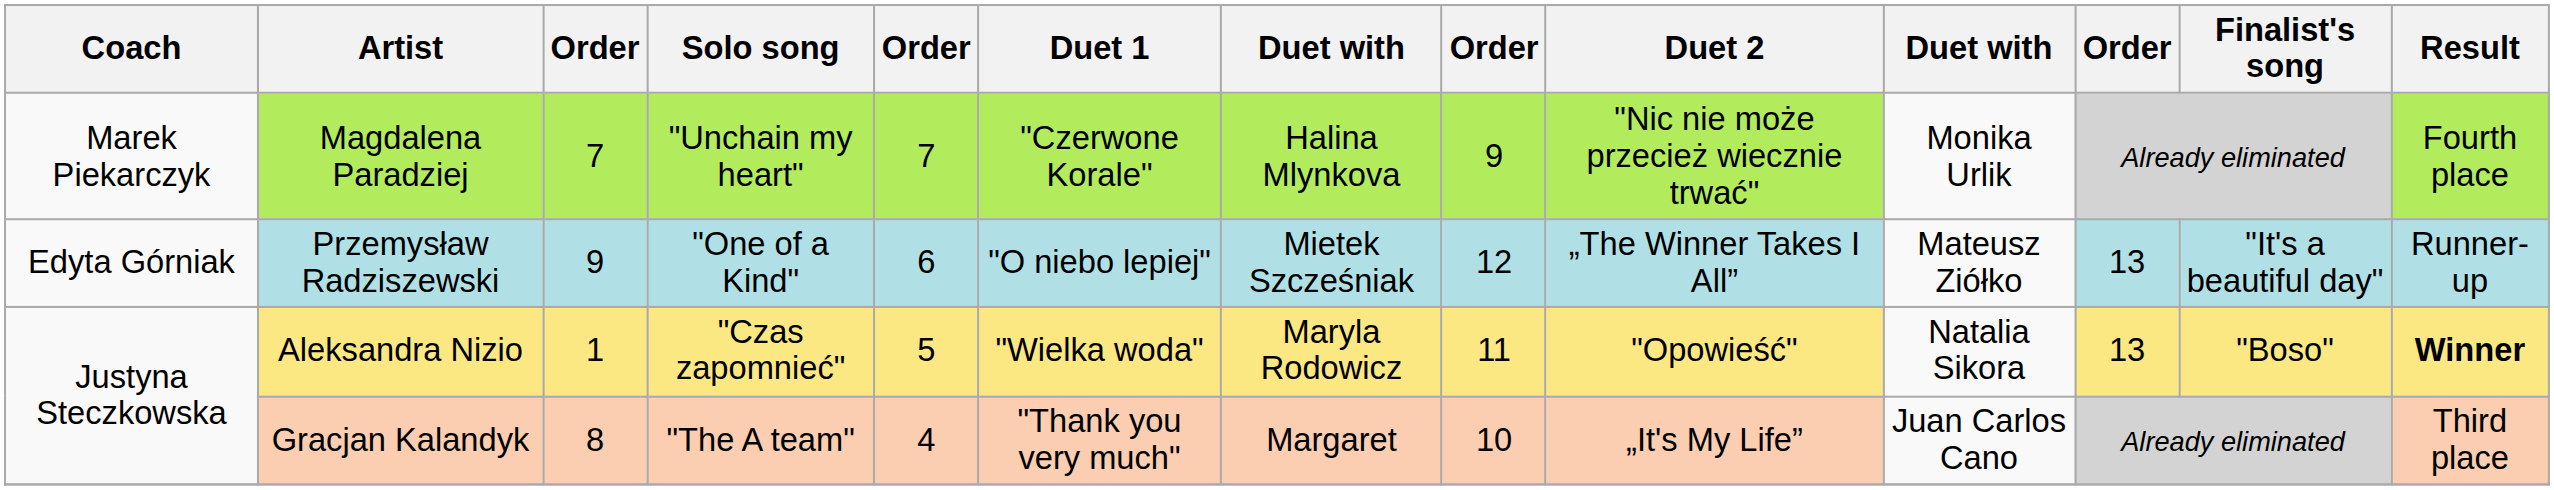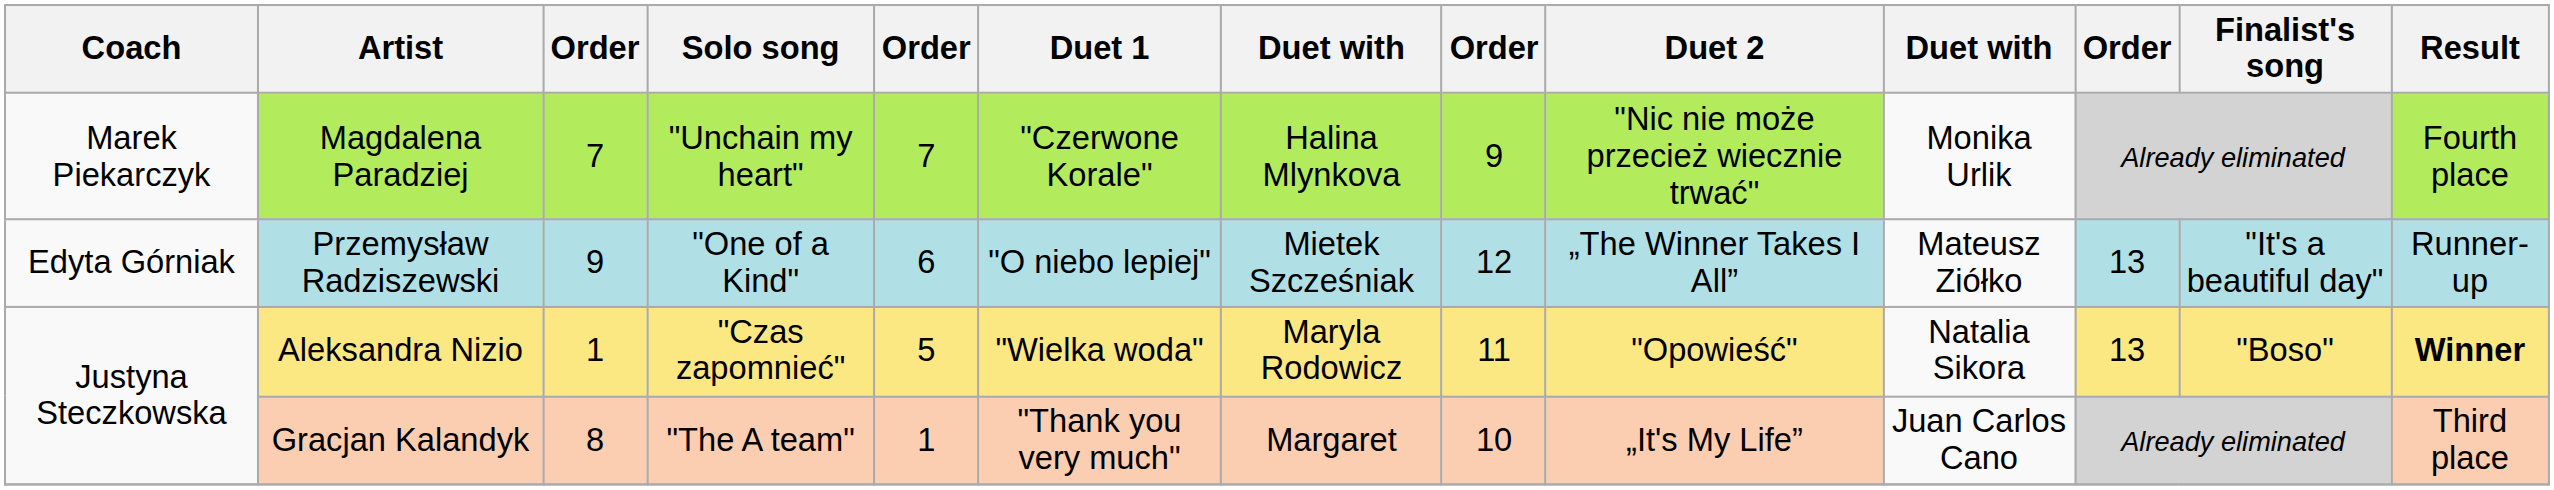(926, 439) 4 -> (926, 439) 1
